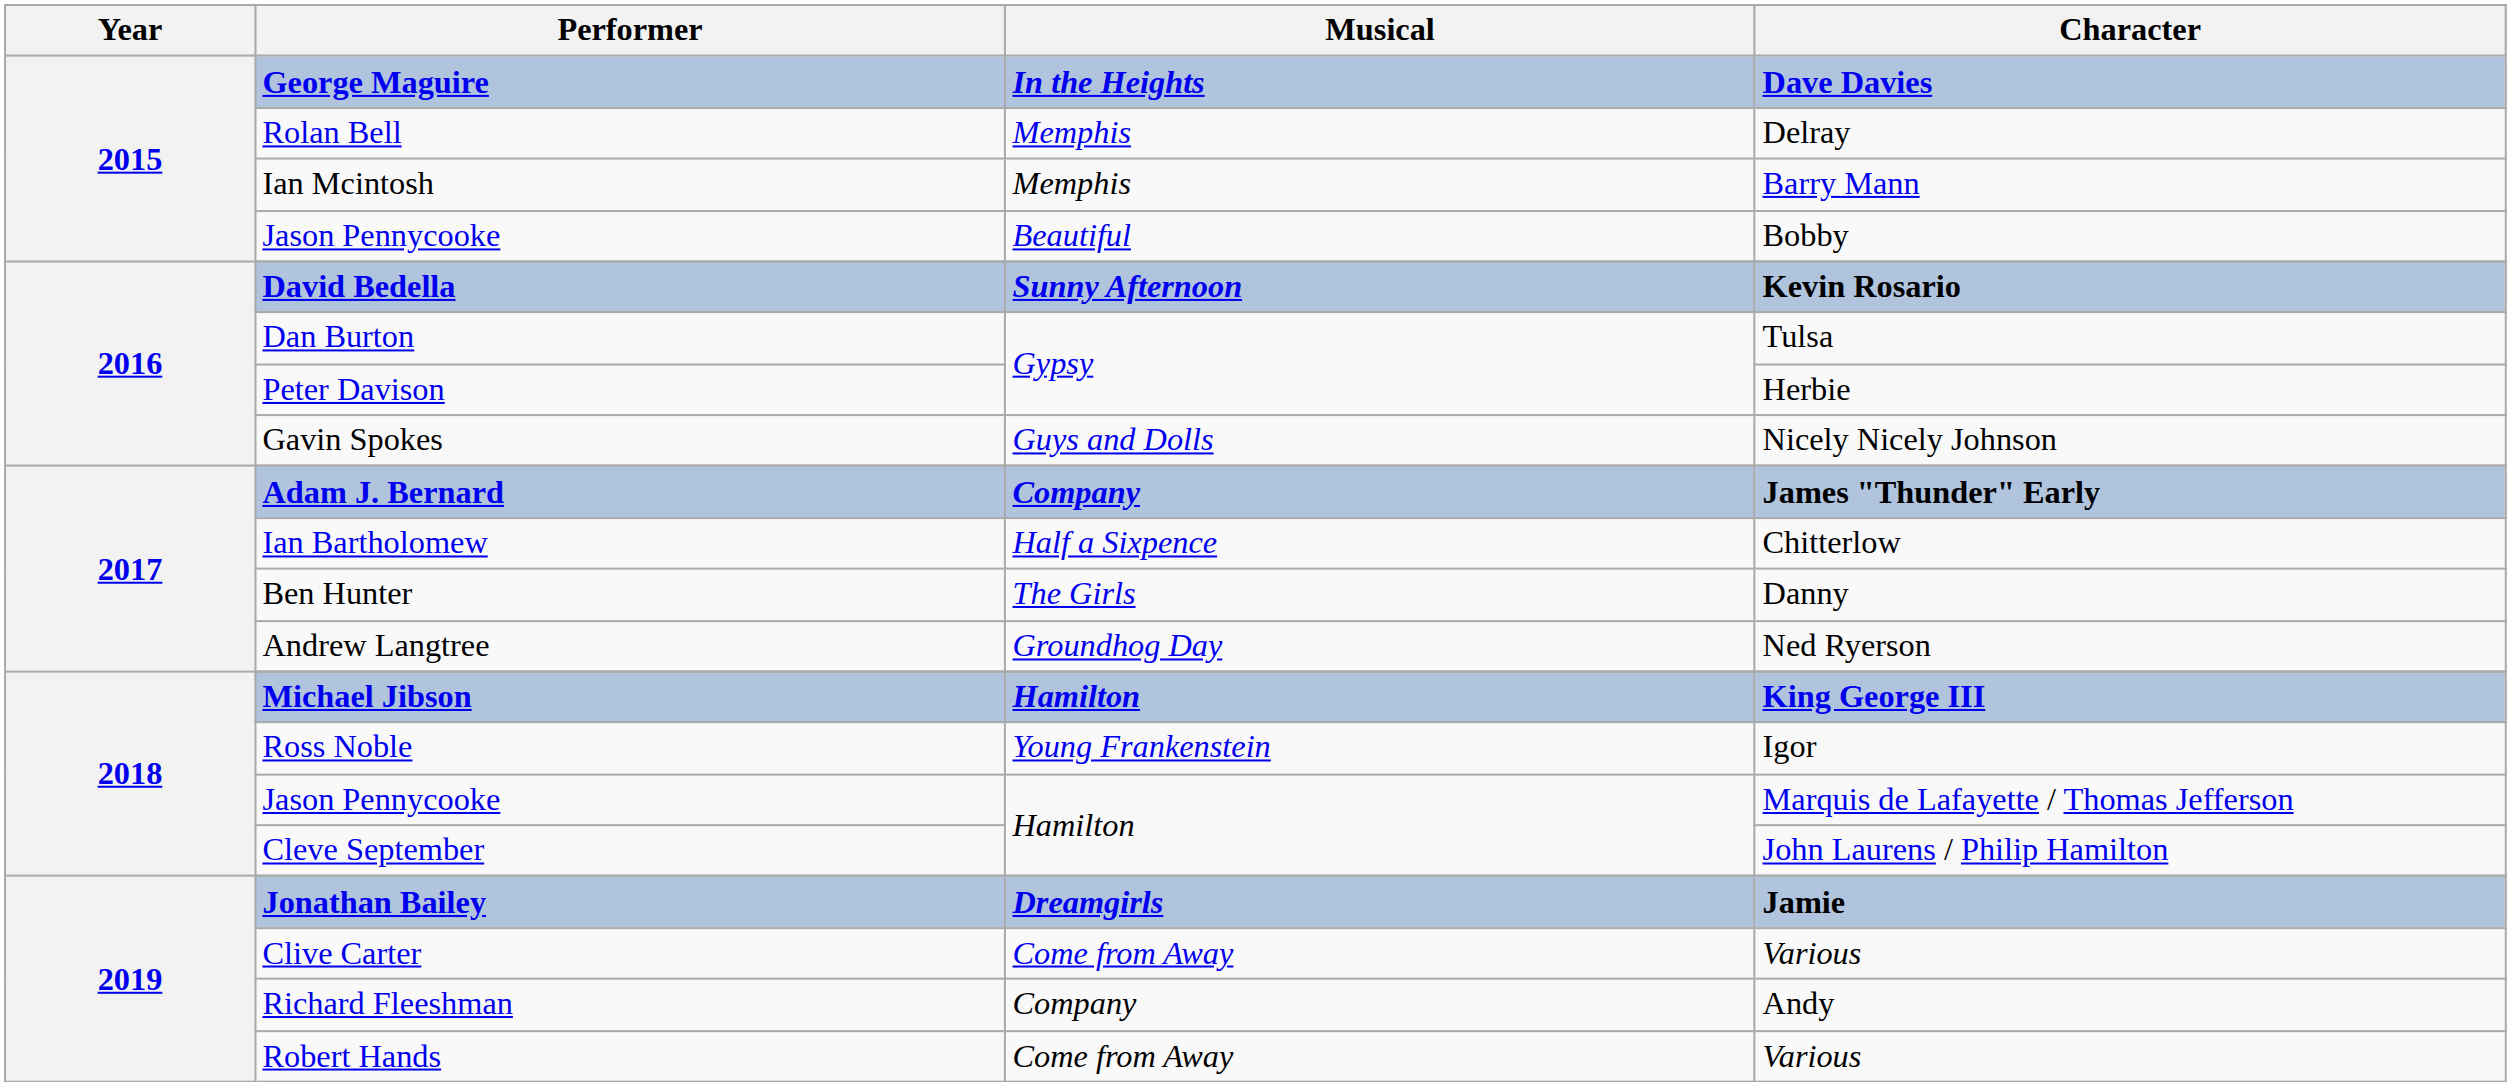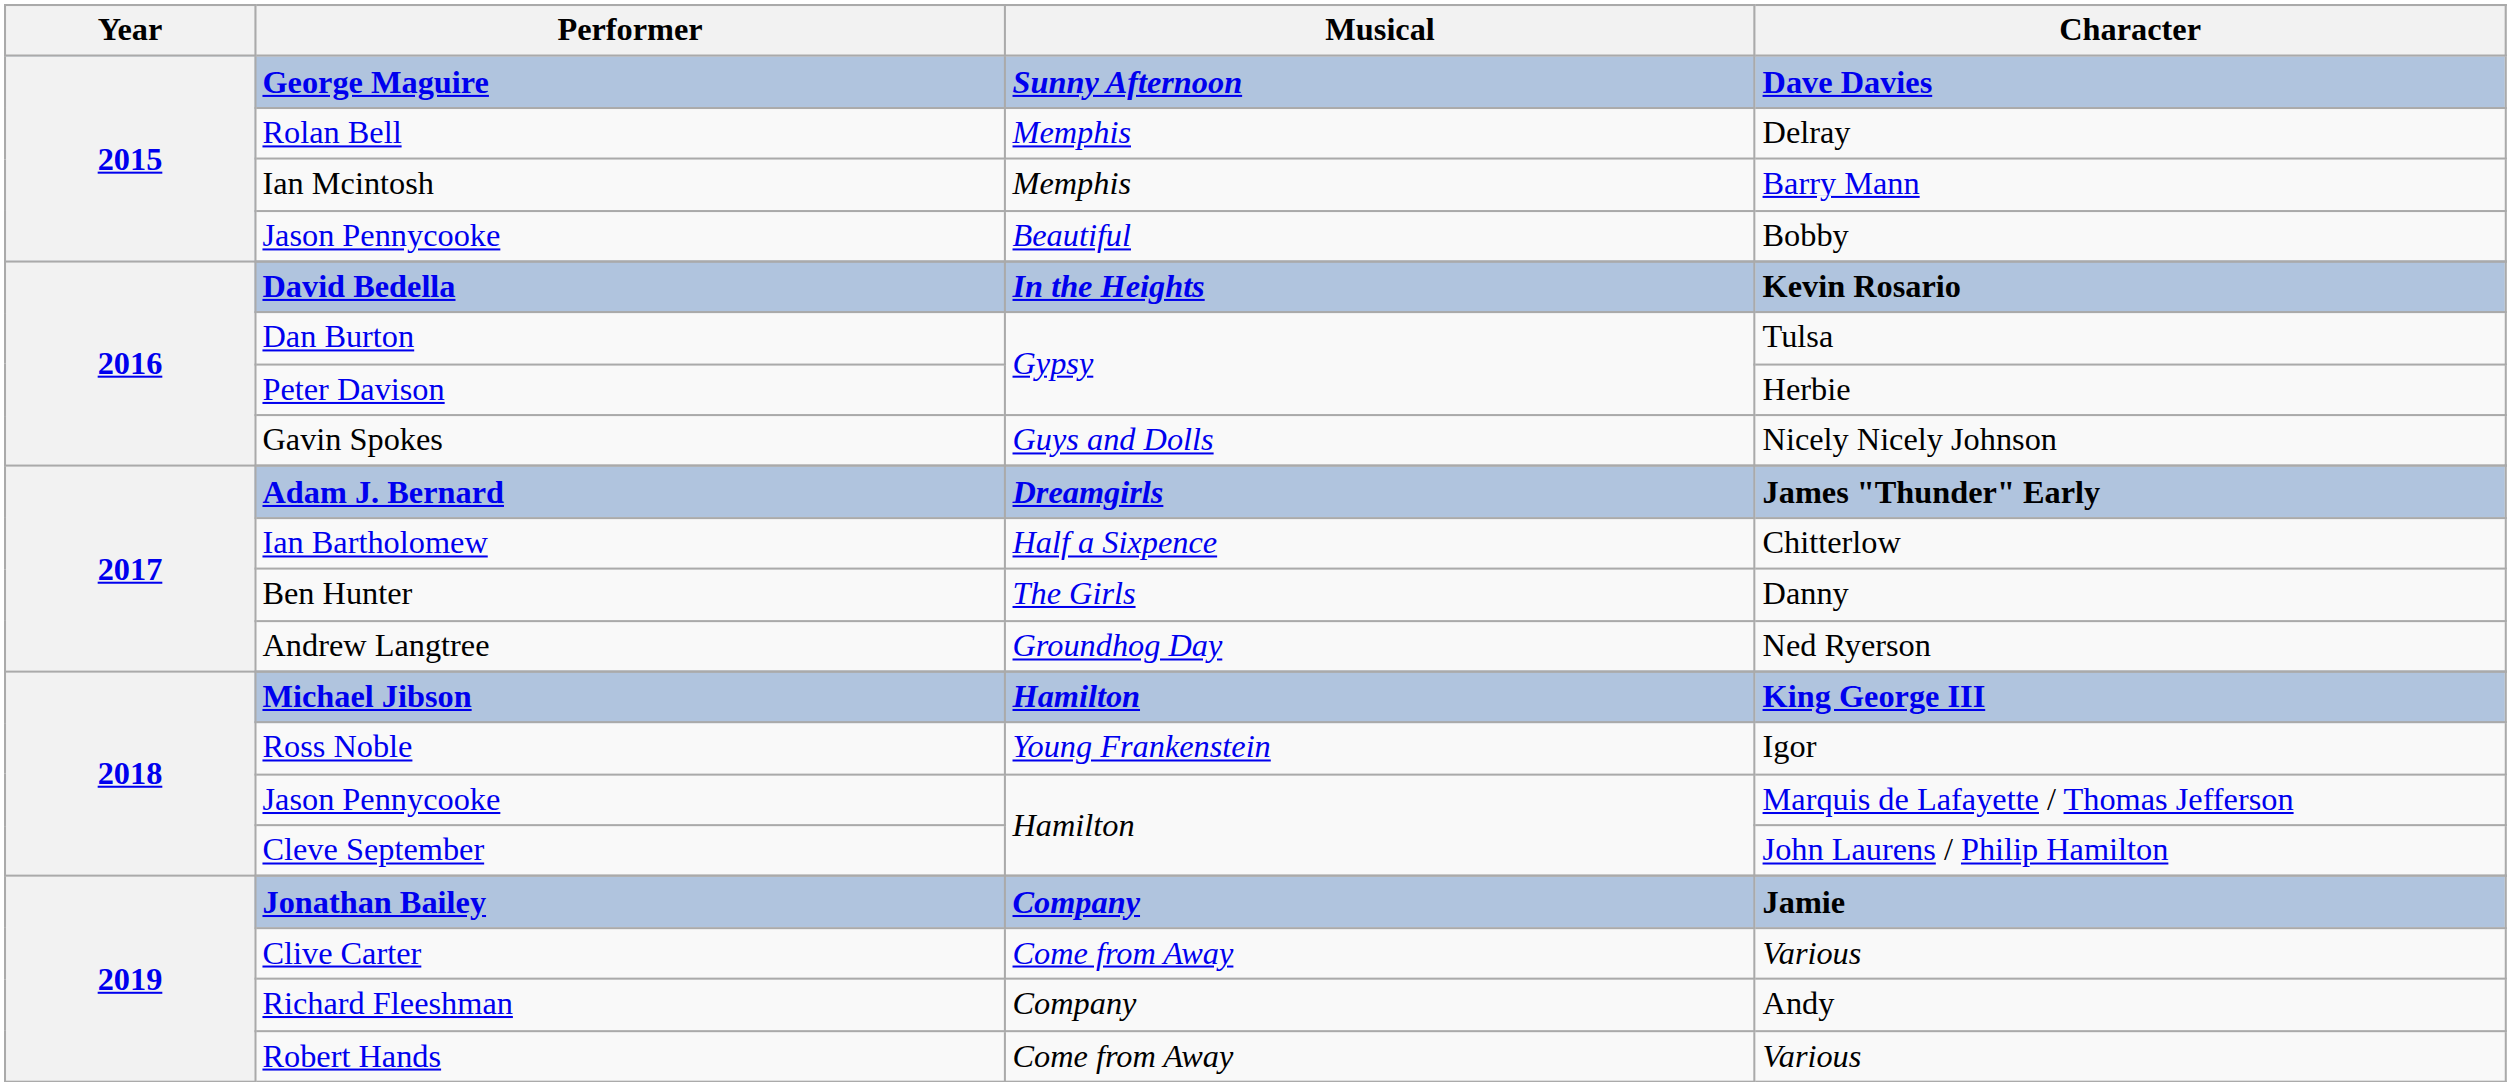(1109, 81) In the Heights -> (1127, 81) Sunny Afternoon
(1127, 286) Sunny Afternoon -> (1109, 286) In the Heights
(1076, 491) Company -> (1088, 491) Dreamgirls
(1088, 901) Dreamgirls -> (1076, 901) Company
